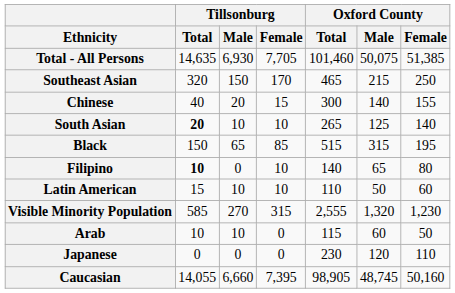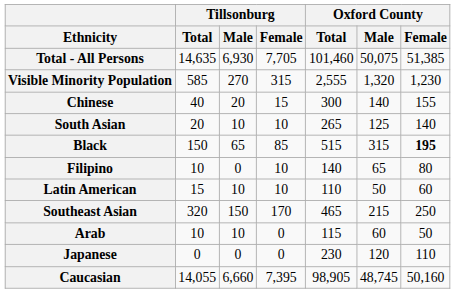rows swapped: (90, 211) <-> (90, 80)
(197, 124) bold -> (197, 124) normal
(426, 146) normal -> (426, 146) bold
(197, 168) bold -> (197, 168) normal
